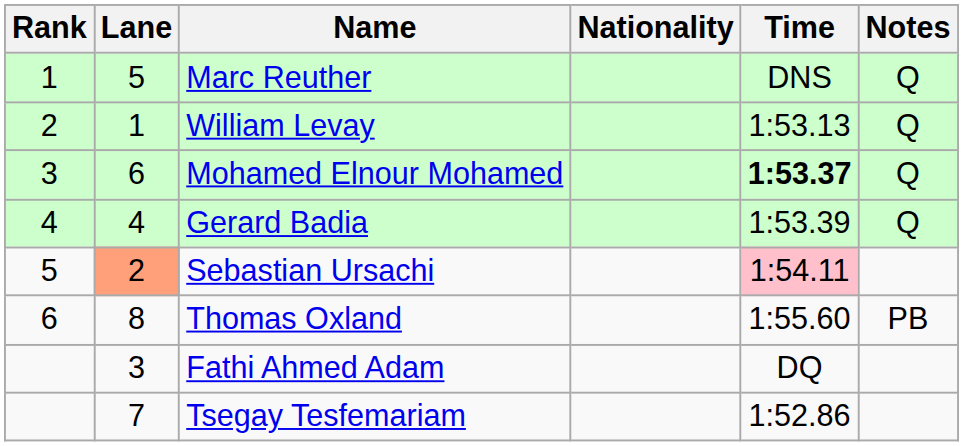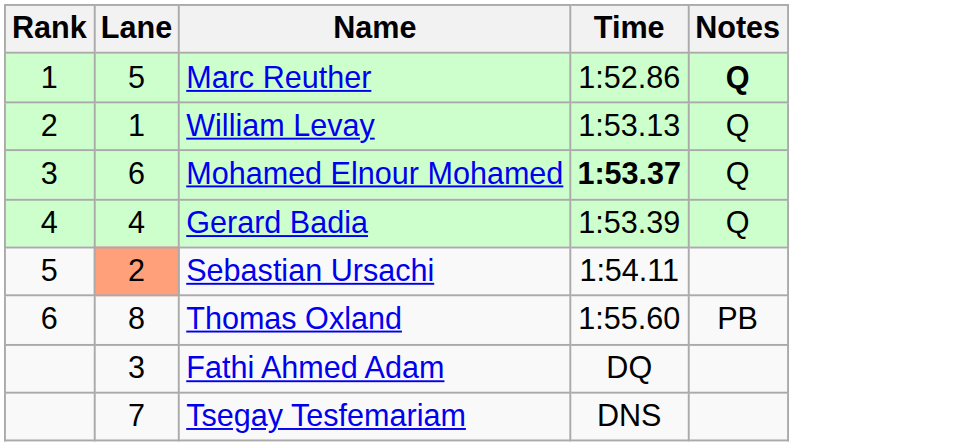- column: (656, 28)
(800, 77) DNS -> (629, 77) 1:52.86
(908, 77) normal -> (738, 77) bold
(800, 271) pink background -> (629, 271) no background
(800, 416) 1:52.86 -> (629, 416) DNS
